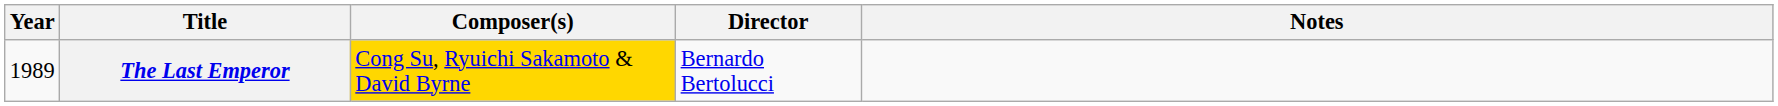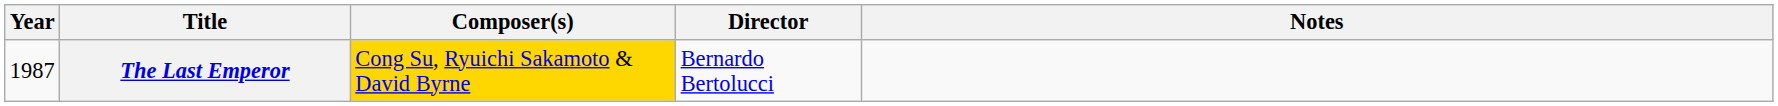(32, 70) 1989 -> (32, 70) 1987
